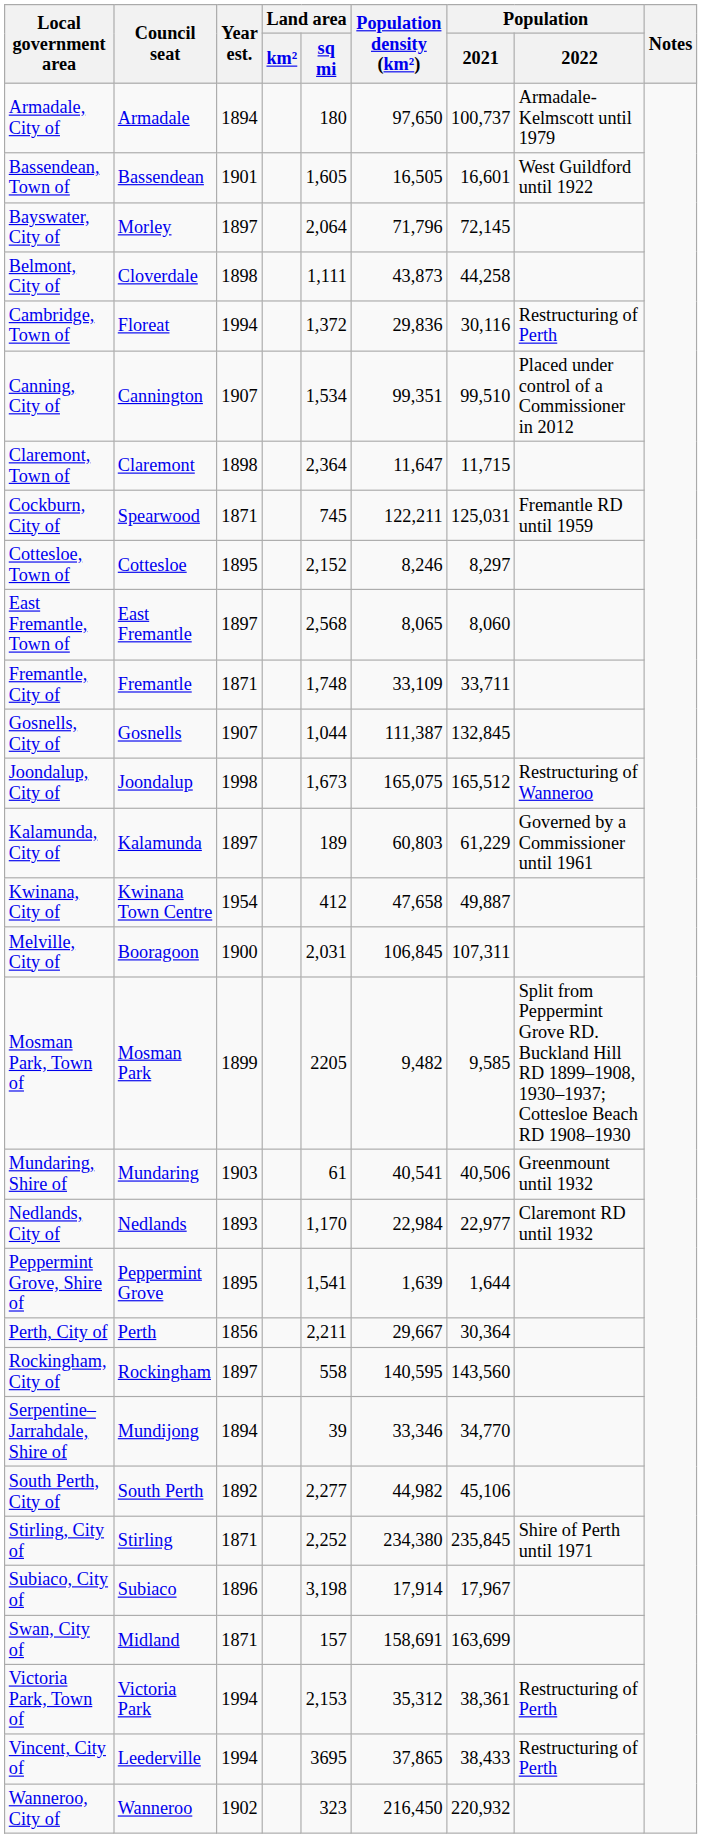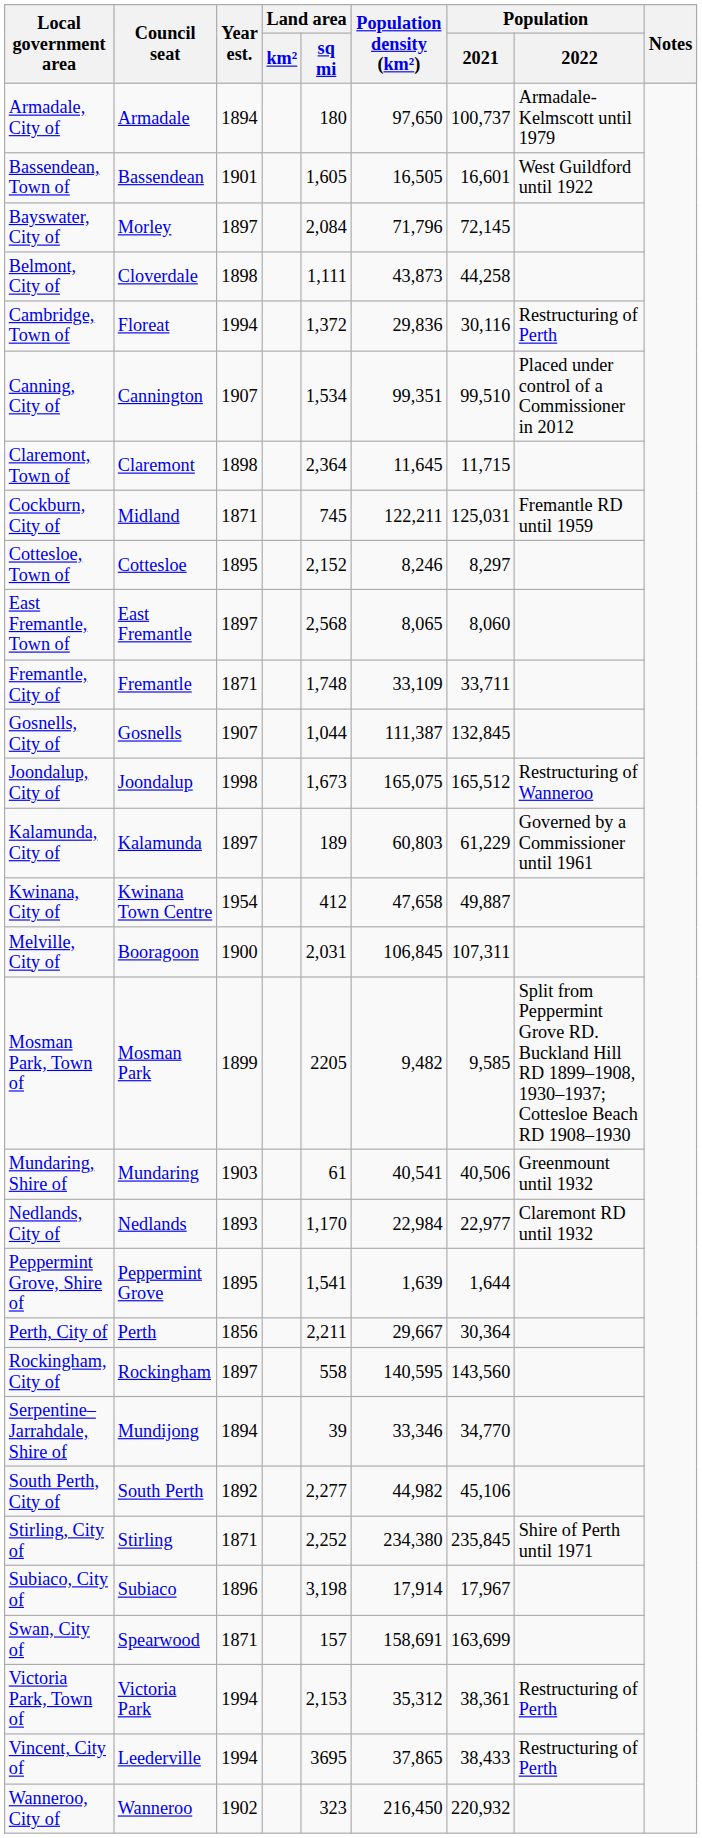(326, 227) 2,064 -> (326, 227) 2,084
(418, 465) 11,647 -> (418, 465) 11,645
(159, 515) Spearwood -> (149, 515) Midland
(149, 1639) Midland -> (159, 1639) Spearwood
